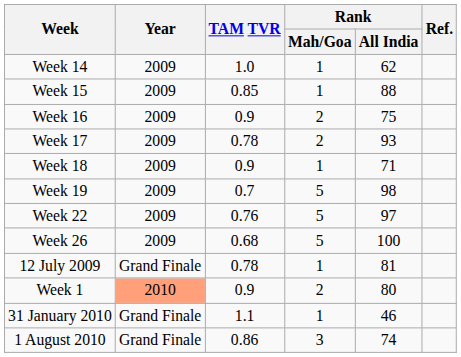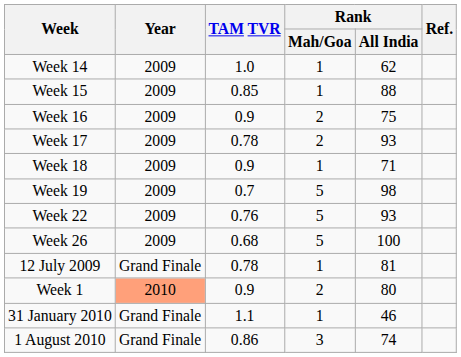(389, 215) 97 -> (389, 215) 93
